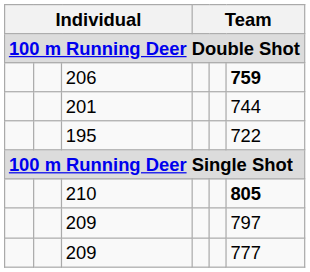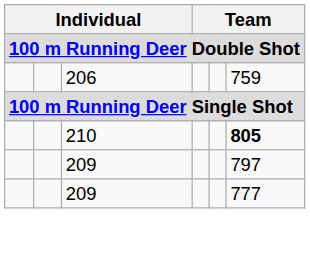(246, 78) bold -> (246, 78) normal
- row: (19, 107)
- row: (19, 136)
